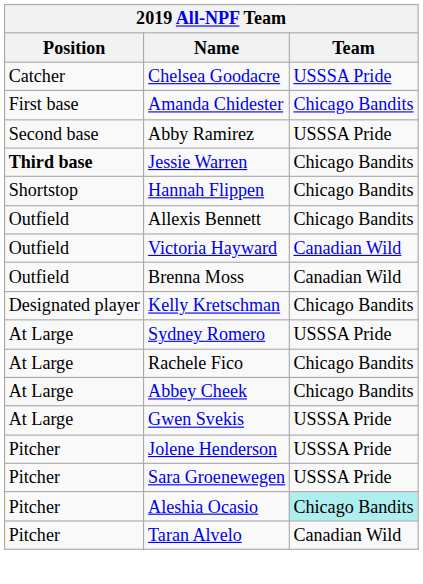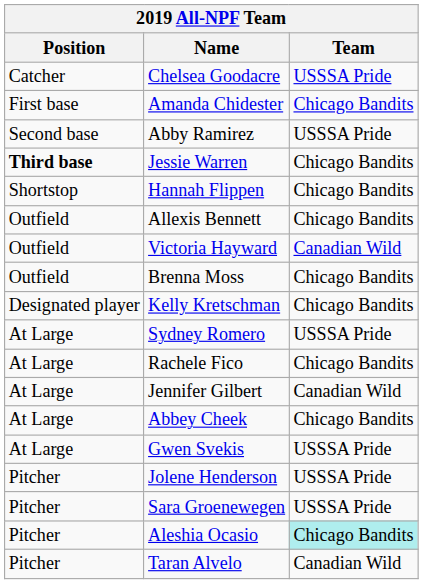(347, 276) Canadian Wild -> (353, 276) Chicago Bandits
+ row: (205, 391)
